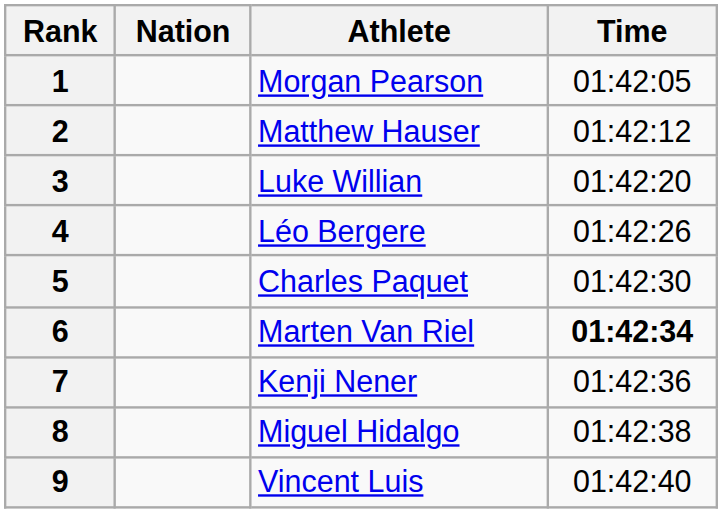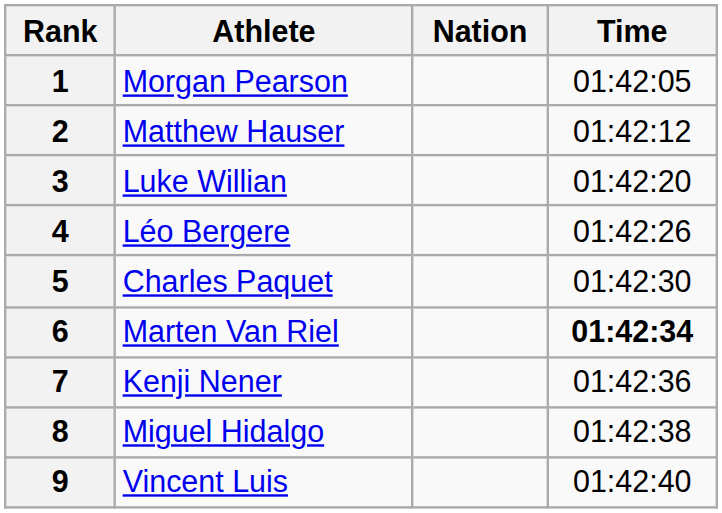columns swapped: (399, 30) <-> (183, 30)
